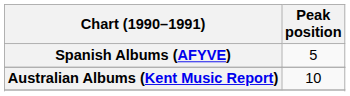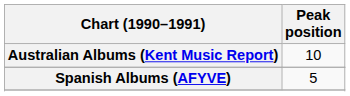rows swapped: (143, 78) <-> (143, 55)
